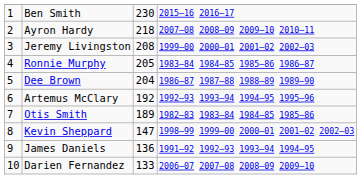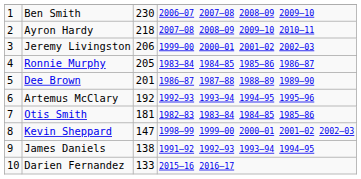(197, 13) 2015–16 2016–17 -> (237, 13) 2006–07 2007–08 2008–09 2009–10
(145, 47) 208 -> (145, 47) 206
(145, 81) 204 -> (145, 81) 201
(145, 115) 189 -> (145, 115) 181
(145, 148) 136 -> (145, 148) 138
(237, 165) 2006–07 2007–08 2008–09 2009–10 -> (197, 165) 2015–16 2016–17
